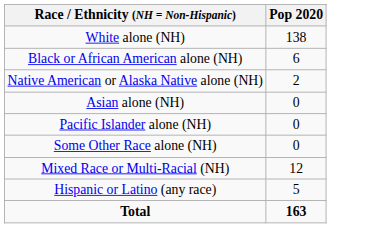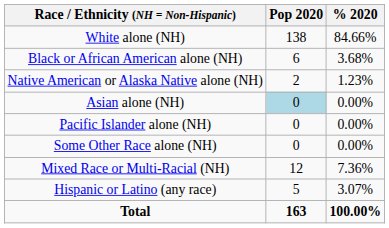+ column: (355, 15)
(296, 102) no background -> (296, 102) lightblue background
